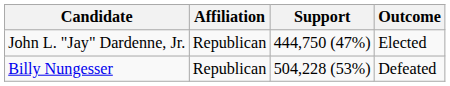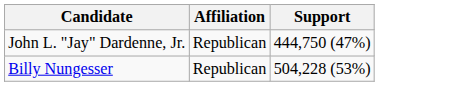- column: (410, 17)
